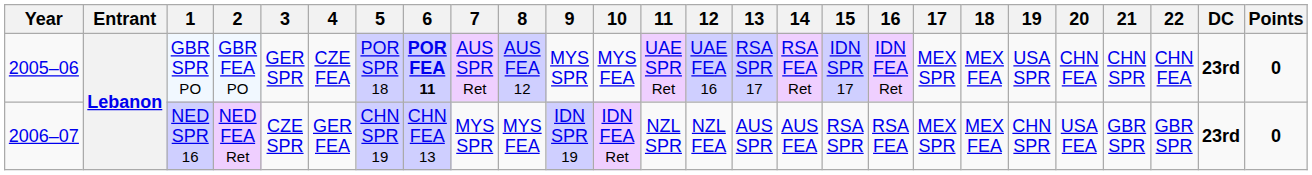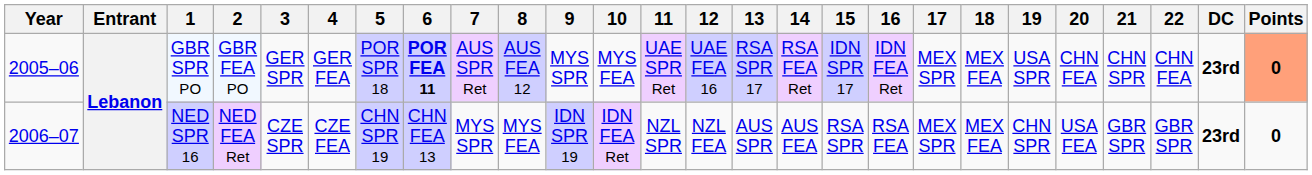(332, 68) CZE FEA -> (332, 68) GER FEA
(1276, 68) no background -> (1276, 68) lightsalmon background
(332, 136) GER FEA -> (332, 136) CZE FEA
